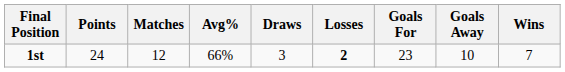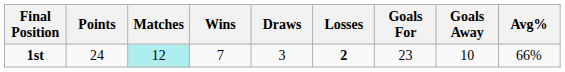columns swapped: (529, 24) <-> (220, 24)
(159, 55) no background -> (159, 55) paleturquoise background
